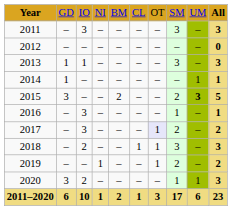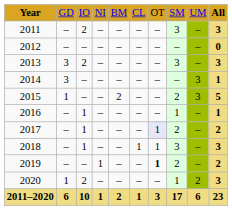(84, 29) 3 -> (84, 29) 2
(66, 63) 1 -> (66, 63) 3
(84, 63) 1 -> (84, 63) 2
(66, 79) 1 -> (66, 79) 3
(198, 79) 1 -> (198, 79) 3
(66, 96) 3 -> (66, 96) 1
(198, 96) bold -> (198, 96) normal
(84, 113) 3 -> (84, 113) 1
(84, 130) 3 -> (84, 130) 1
(84, 146) 2 -> (84, 146) 1
(157, 163) normal -> (157, 163) bold
(66, 180) 3 -> (66, 180) 1
(198, 180) 1 -> (198, 180) 2
